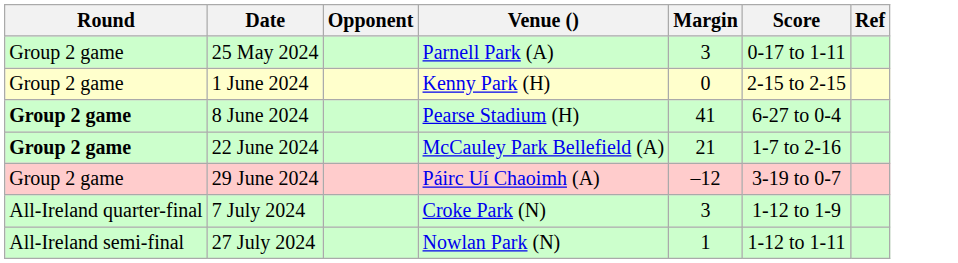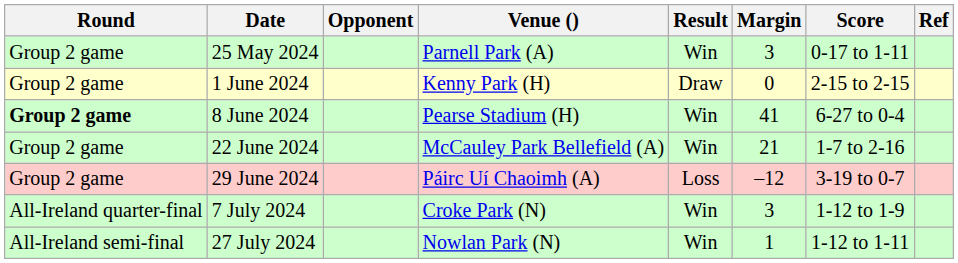+ column: (701, 20)
(70, 147) bold -> (66, 147) normal
